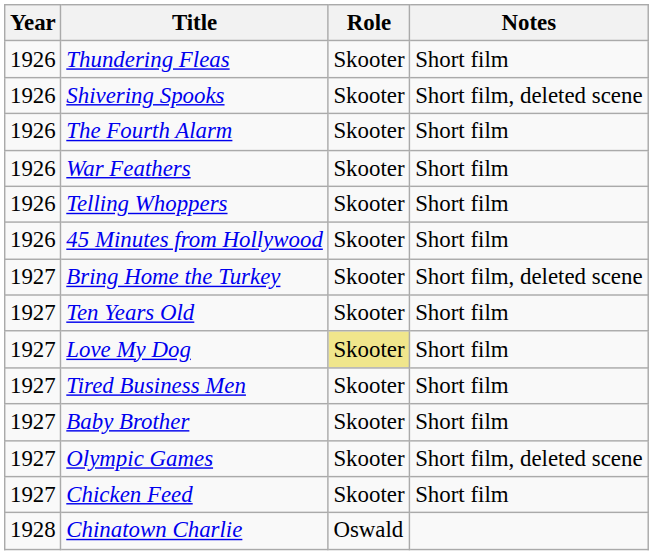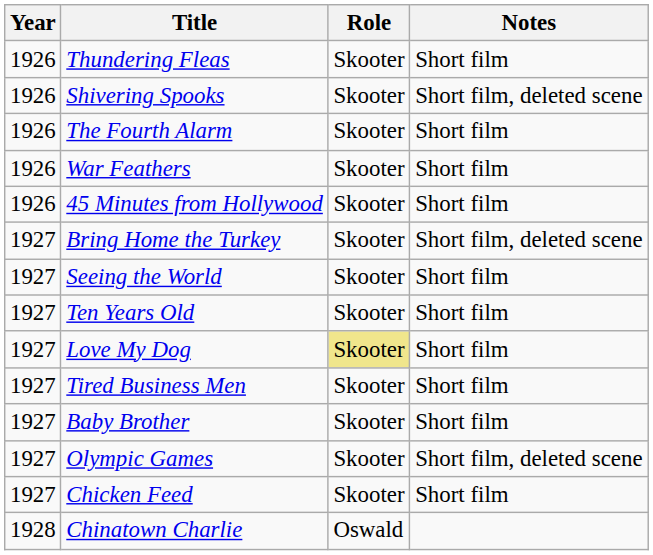- row: (147, 204)
+ row: (144, 276)
